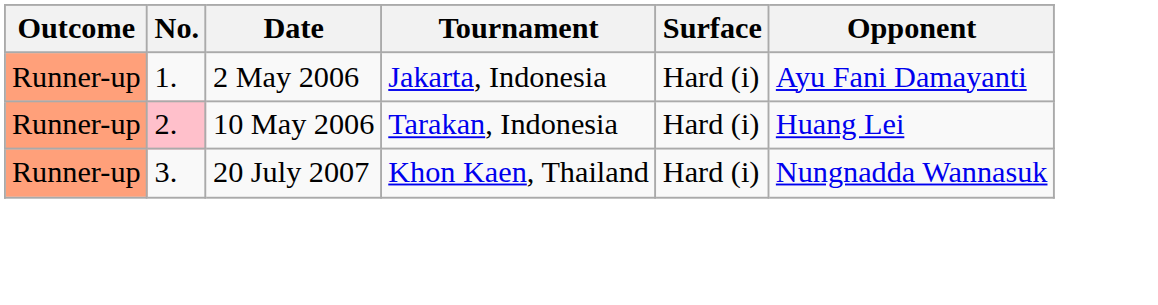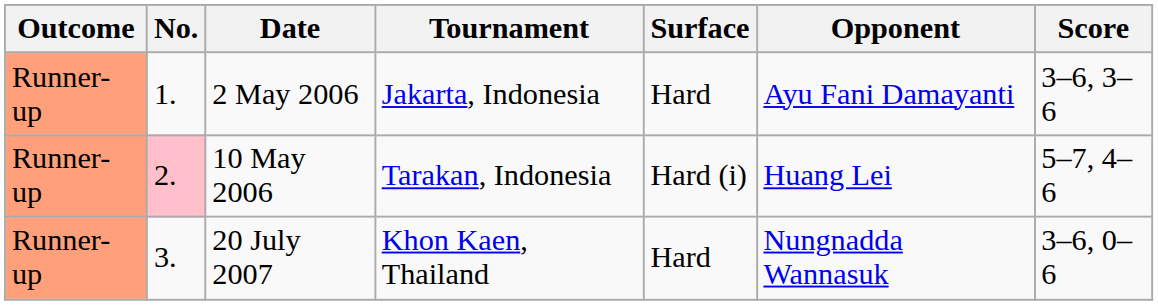+ column: (1093, 28)
(711, 76) Hard (i) -> (681, 93) Hard
(711, 172) Hard (i) -> (681, 257) Hard
